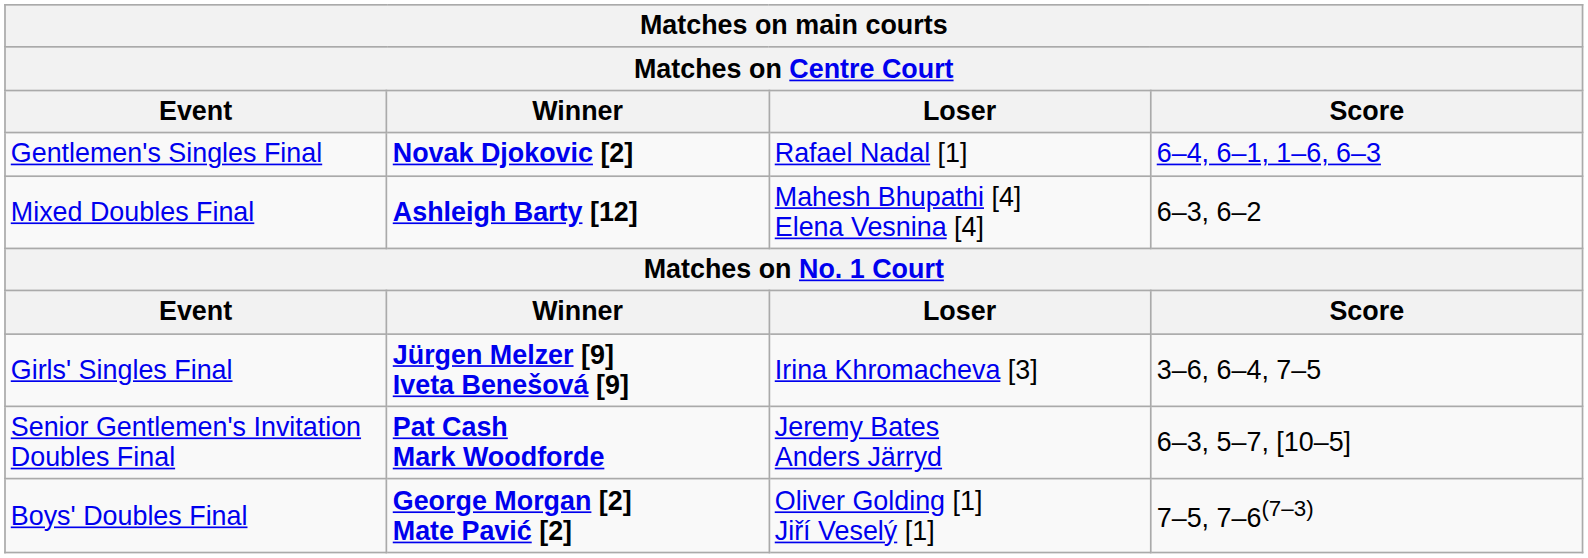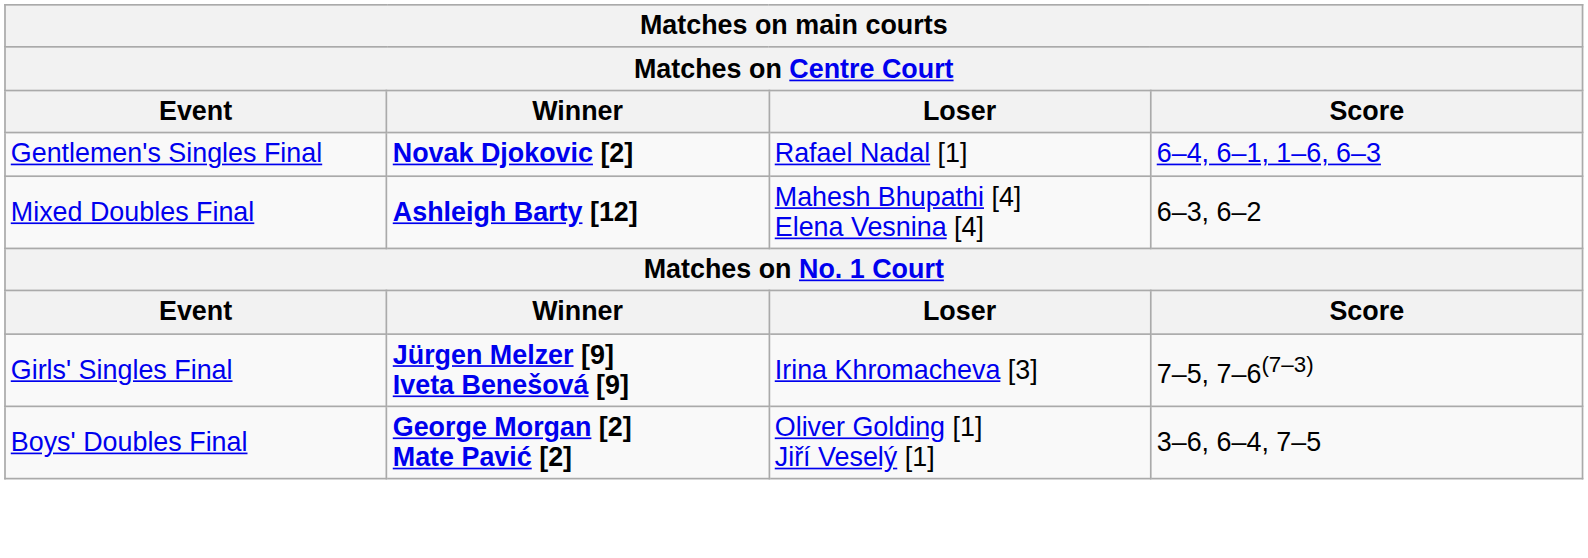(1239, 369) 3–6, 6–4, 7–5 -> (1235, 369) 7–5, 7–6(7–3)
- row: (186, 442)
(1235, 515) 7–5, 7–6(7–3) -> (1239, 442) 3–6, 6–4, 7–5
